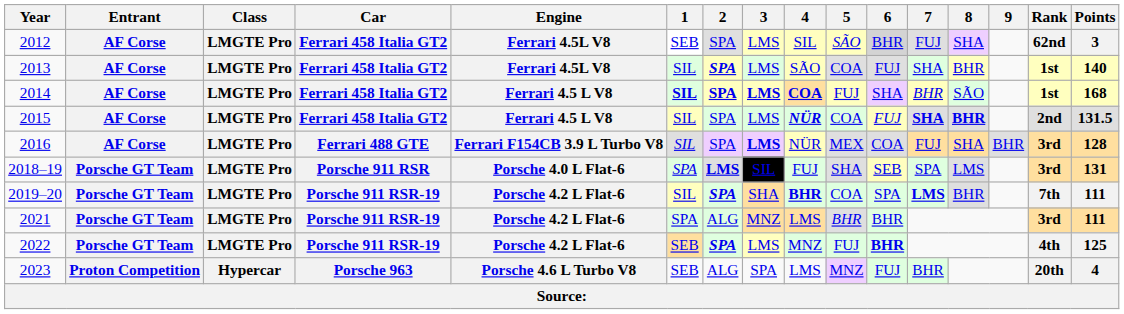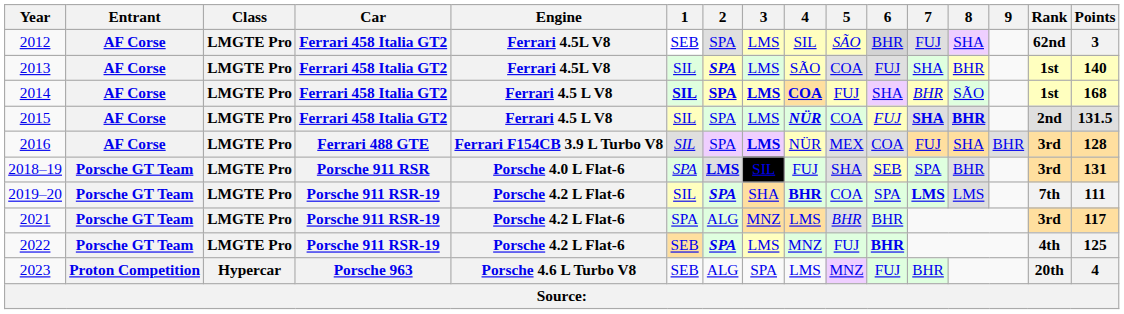(969, 168) LMS -> (969, 168) BHR
(969, 194) BHR -> (969, 194) LMS
(1095, 219) 111 -> (1095, 219) 117
